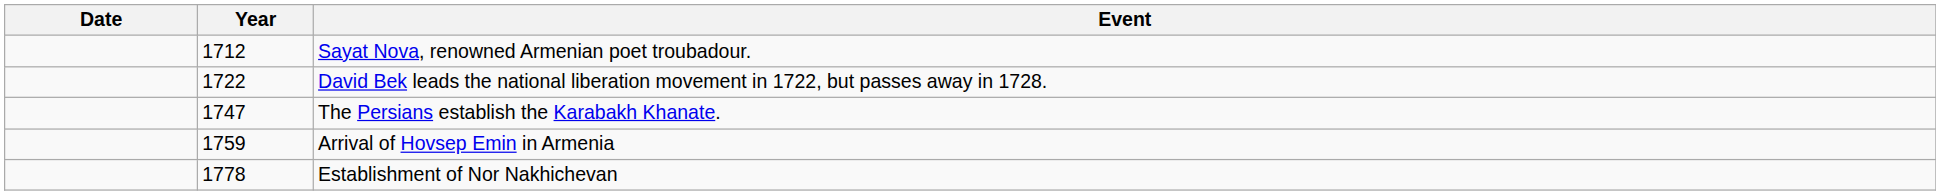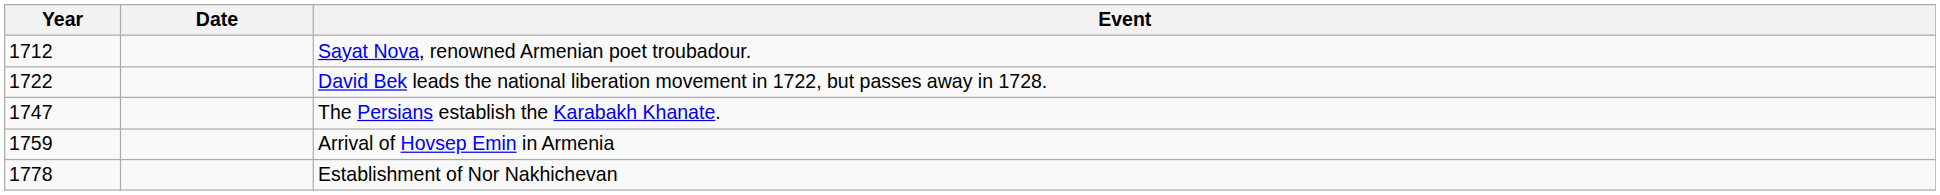columns swapped: (256, 19) <-> (101, 19)
